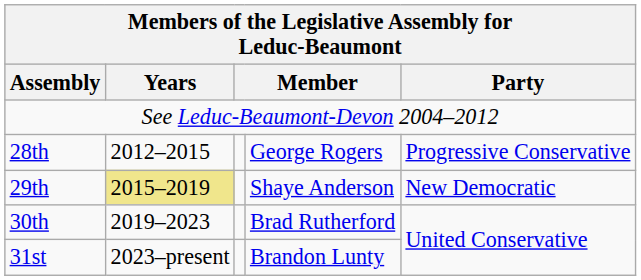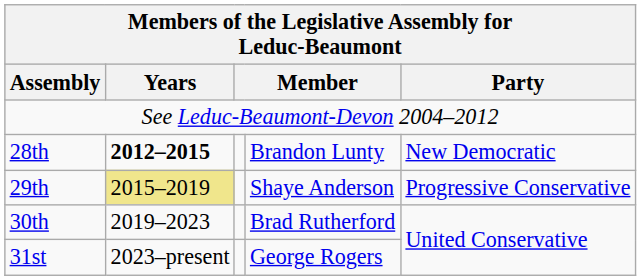(160, 151) normal -> (160, 151) bold
(316, 151) George Rogers -> (317, 151) Brandon Lunty
(518, 151) Progressive Conservative -> (481, 151) New Democratic
(481, 186) New Democratic -> (518, 186) Progressive Conservative
(317, 257) Brandon Lunty -> (316, 257) George Rogers
